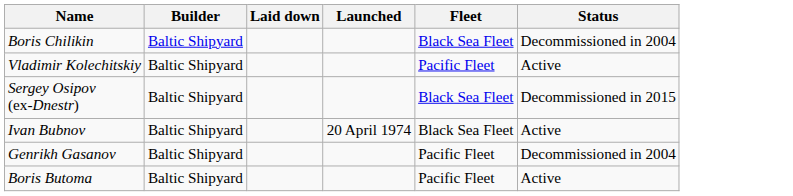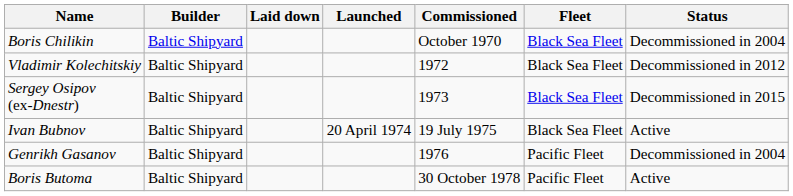+ column: (469, 16)
(456, 64) Pacific Fleet -> (575, 64) Black Sea Fleet
(541, 64) Active -> (707, 64) Decommissioned in 2012
